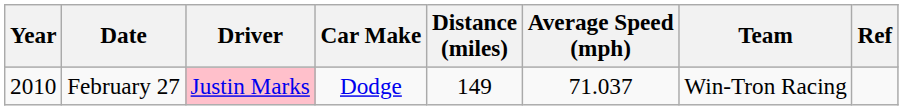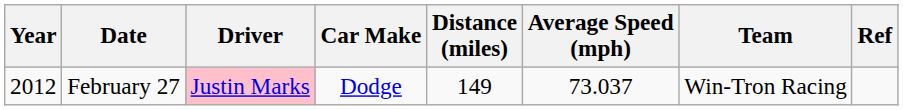(33, 85) 2010 -> (33, 85) 2012
(601, 85) 71.037 -> (601, 85) 73.037
